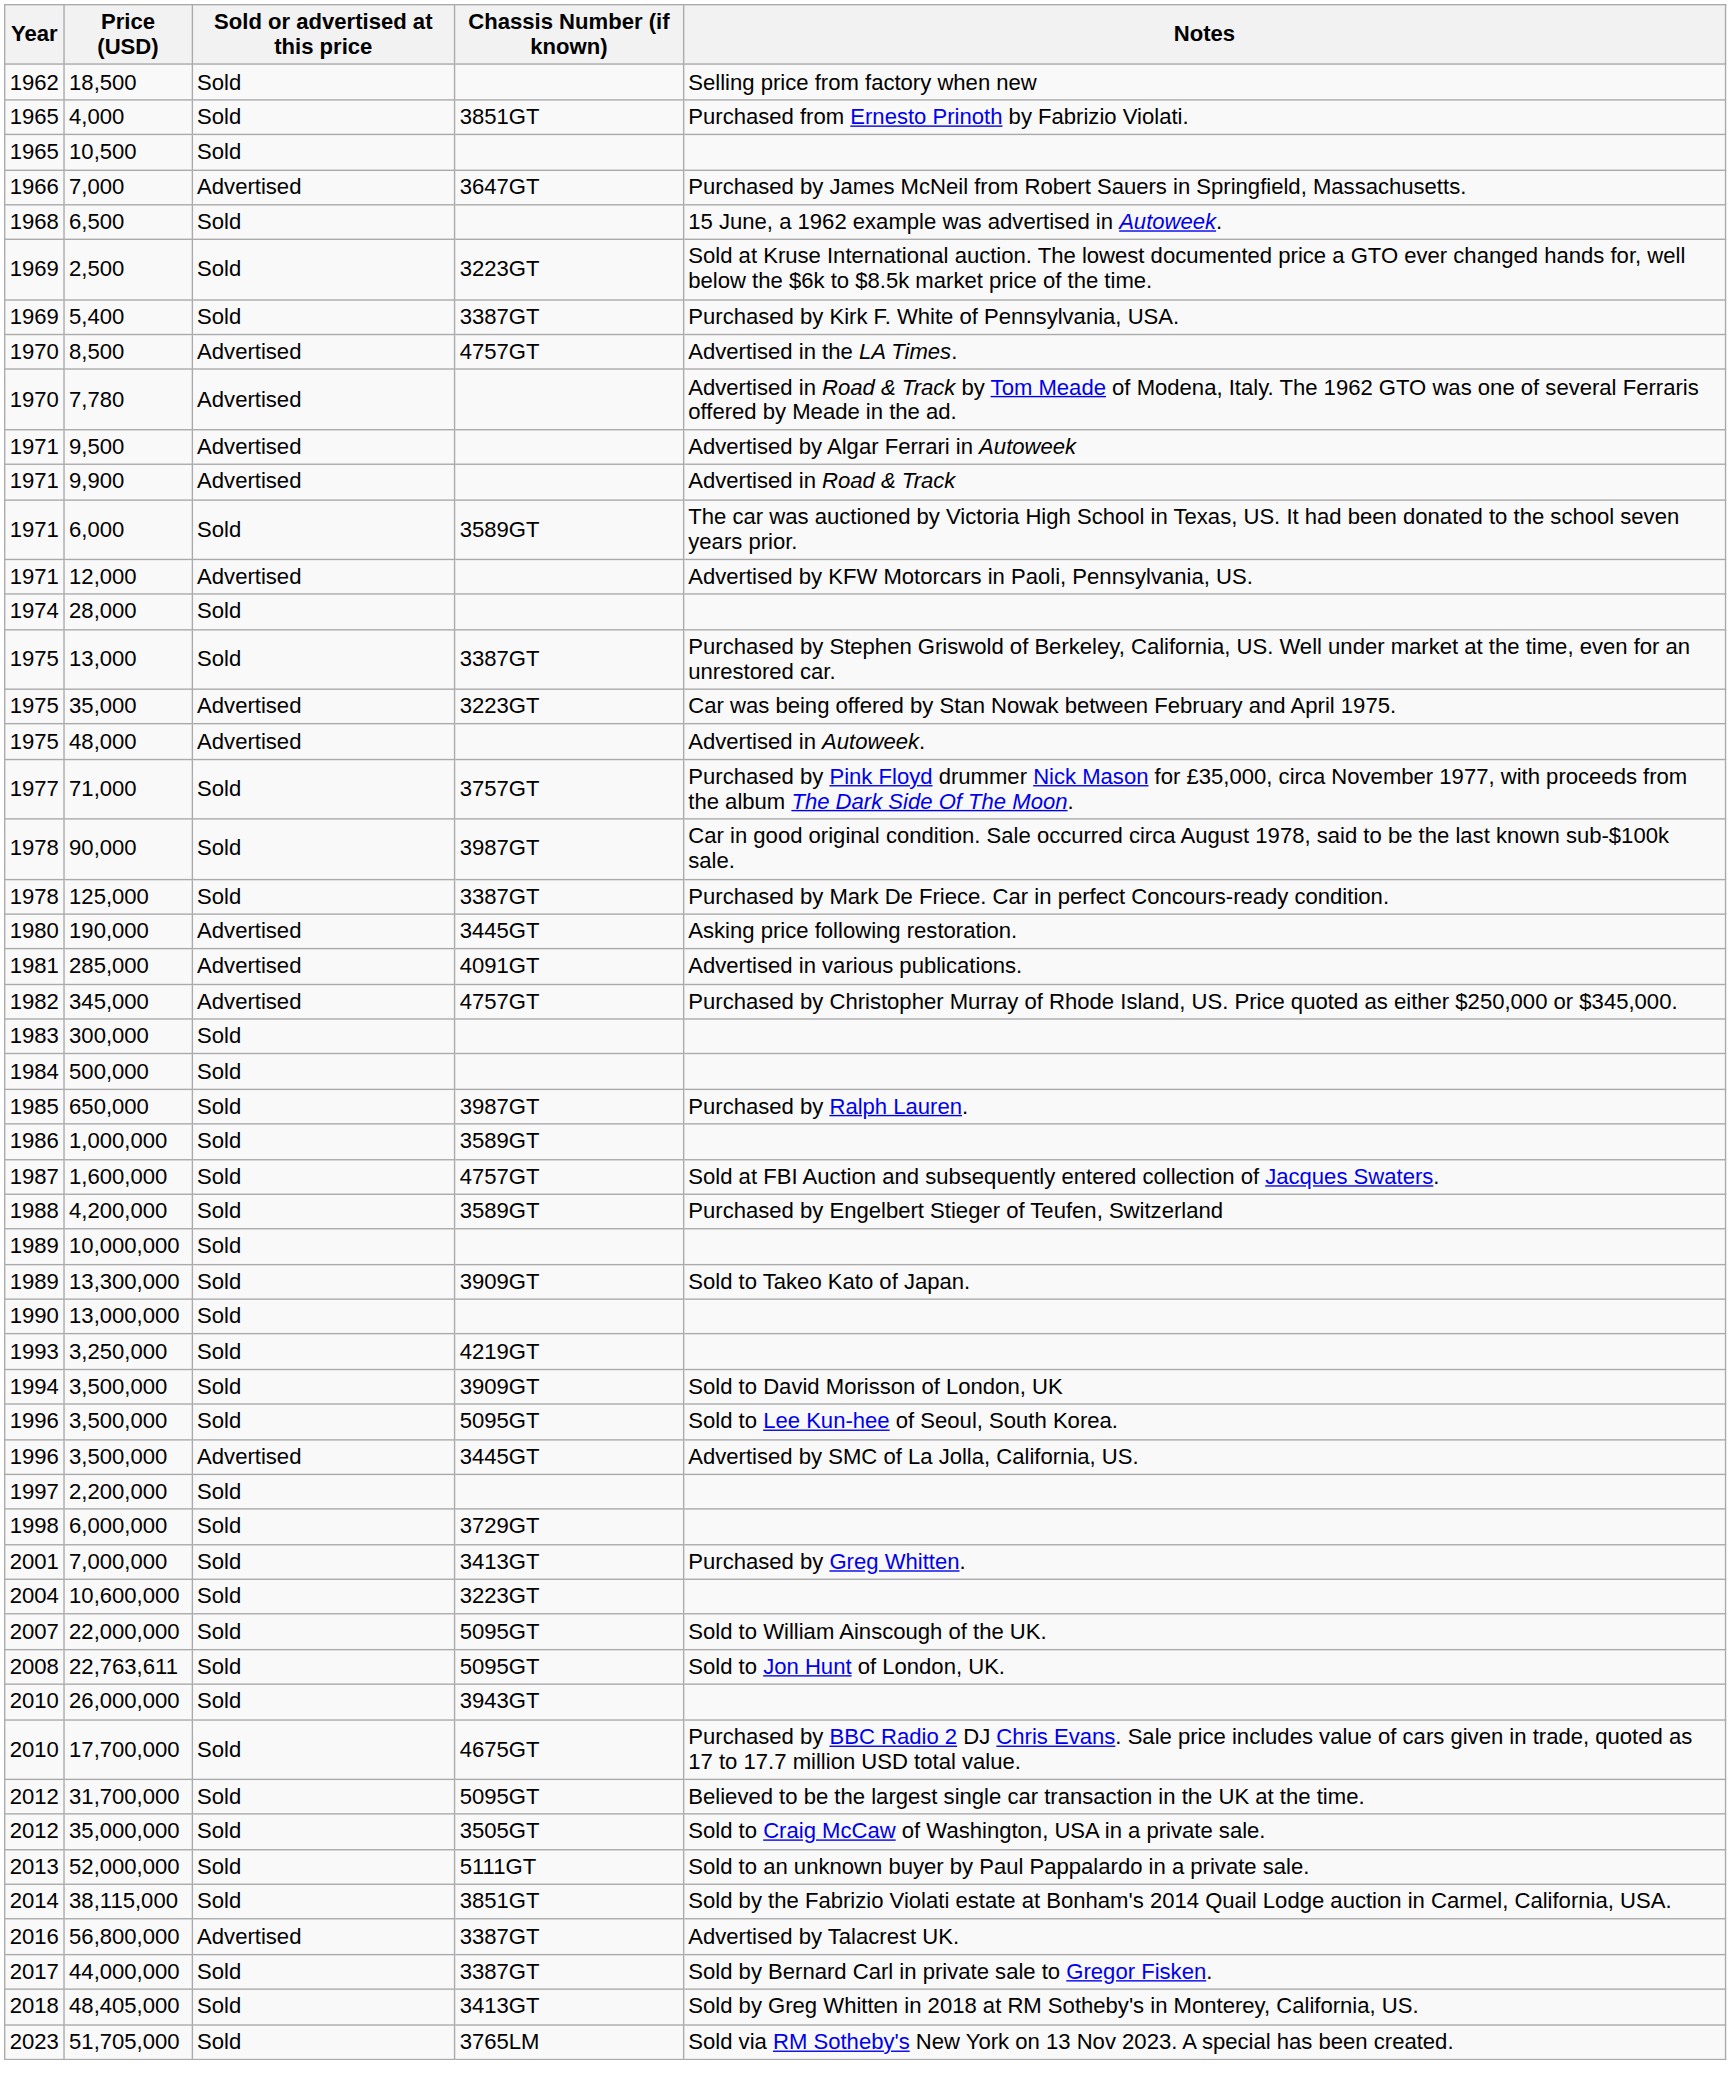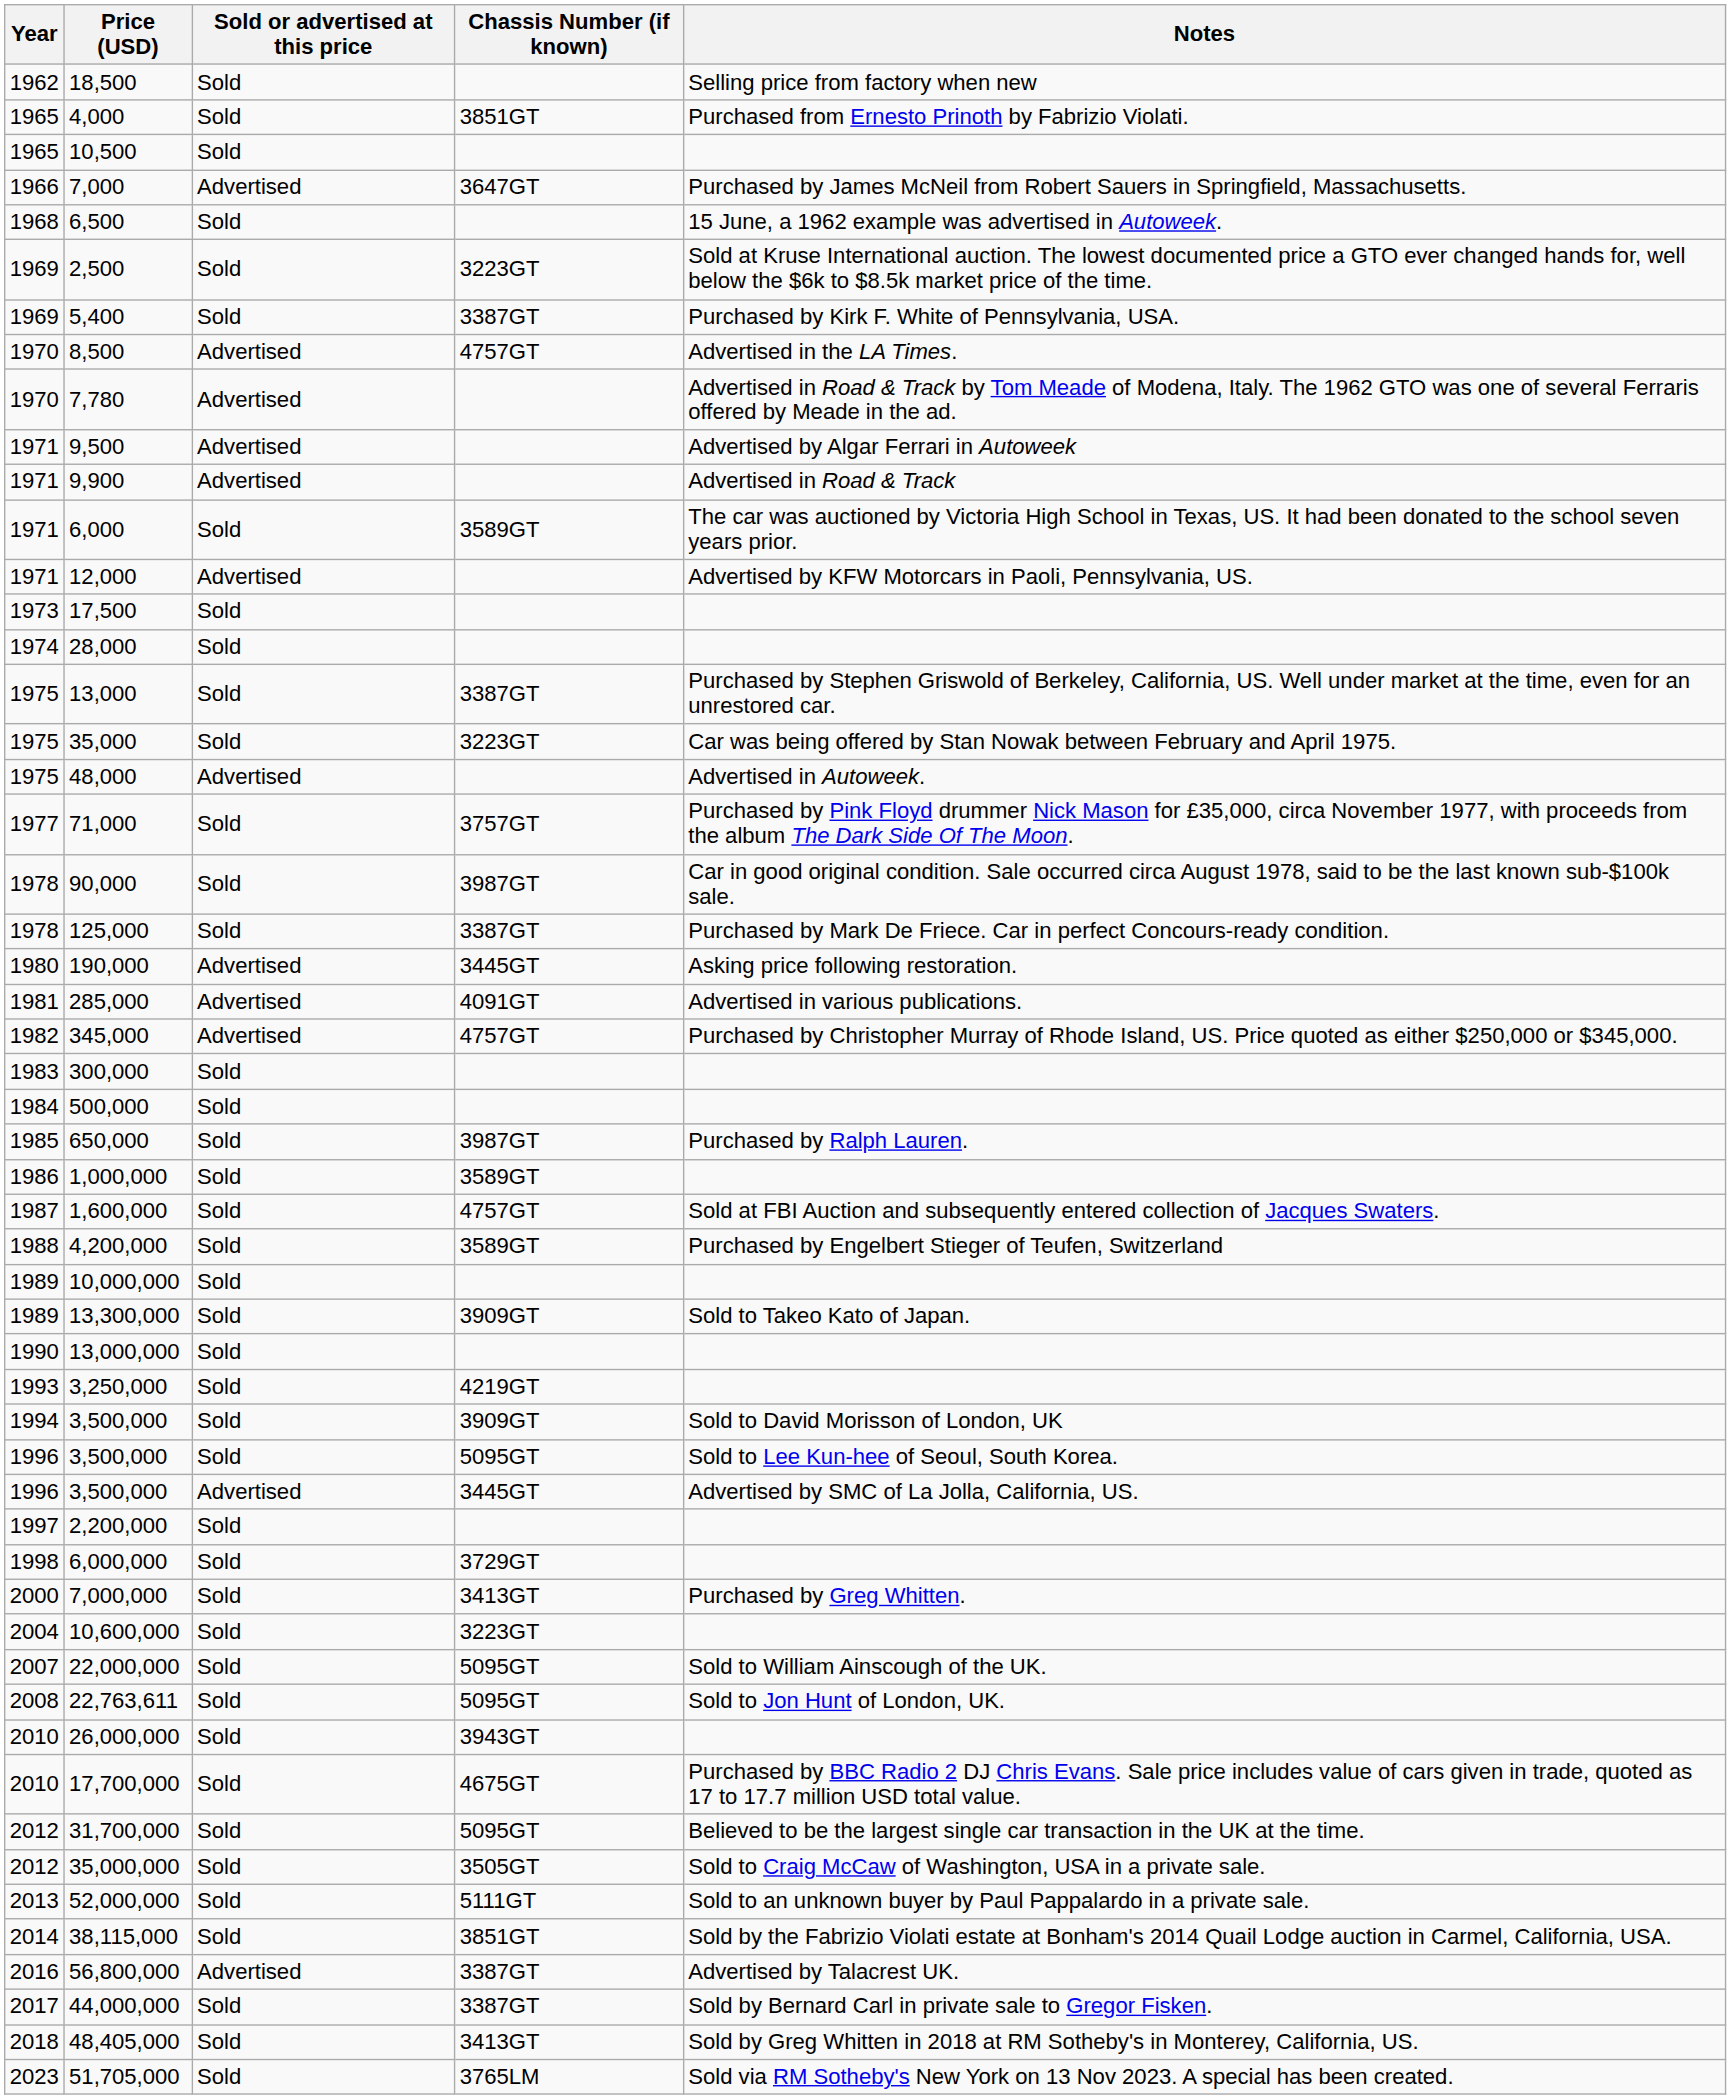+ row: (103, 611)
(249, 706) Advertised -> (219, 741) Sold
(34, 1561) 2001 -> (34, 1596) 2000
